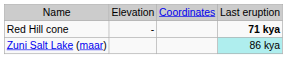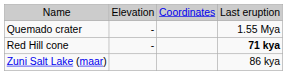+ row: (44, 29)
(265, 45) paleturquoise background -> (265, 62) no background
